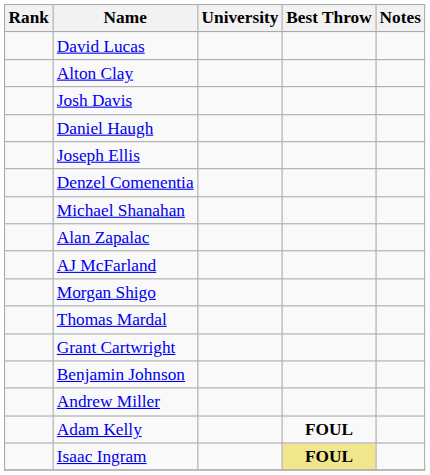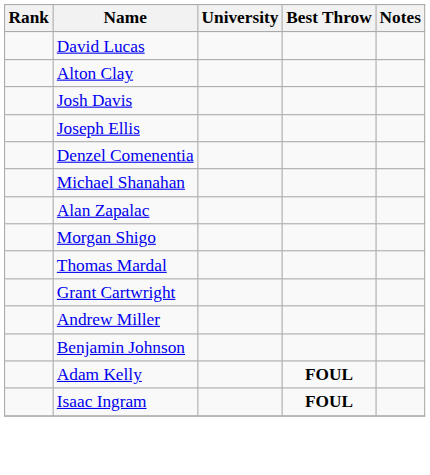- row: (105, 127)
- row: (107, 264)
rows swapped: (121, 374) <-> (108, 401)
(329, 456) khaki background -> (329, 401) no background
